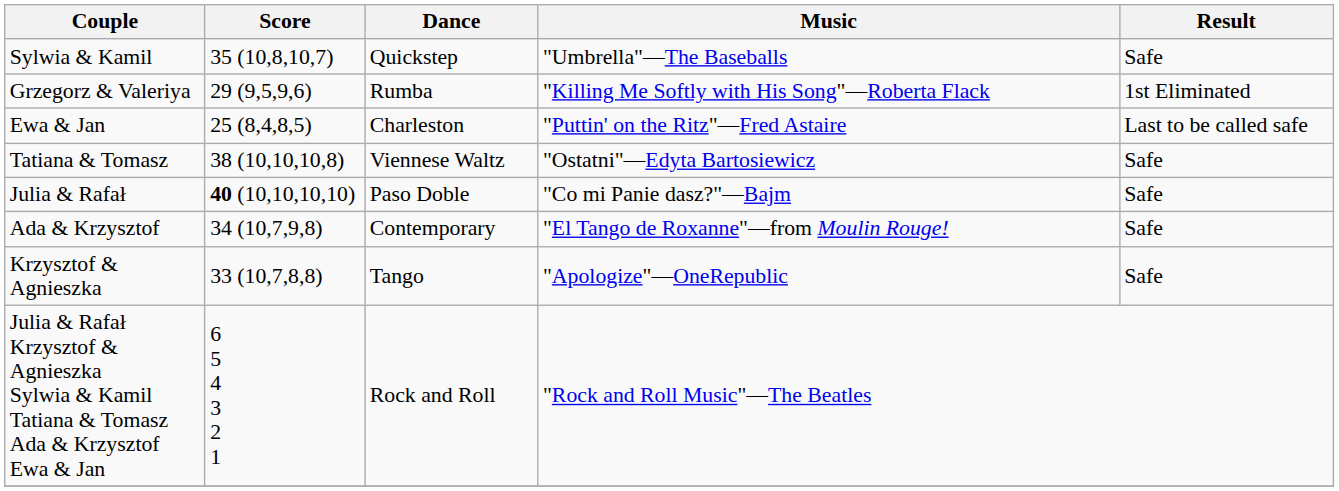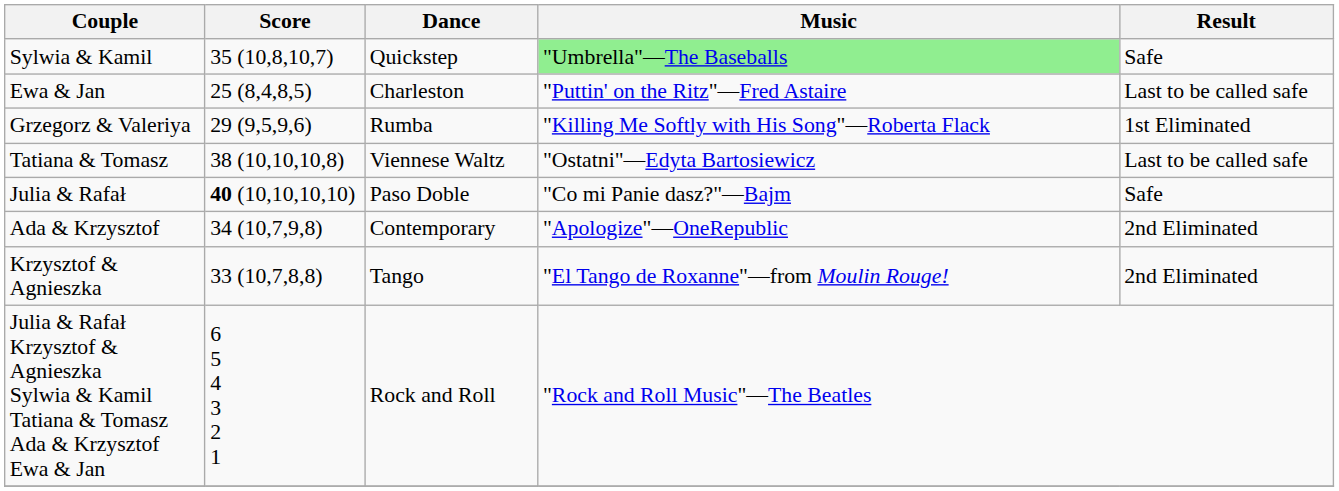(665, 56) no background -> (665, 56) lightgreen background
rows swapped: (100, 90) <-> (57, 125)
(1144, 159) Safe -> (1216, 159) Last to be called safe
(746, 228) "El Tango de Roxanne"—from Moulin Rouge! -> (665, 228) "Apologize"—OneRepublic
(1144, 228) Safe -> (1191, 228) 2nd Eliminated
(665, 275) "Apologize"—OneRepublic -> (746, 275) "El Tango de Roxanne"—from Moulin Rouge!
(1144, 275) Safe -> (1191, 275) 2nd Eliminated
